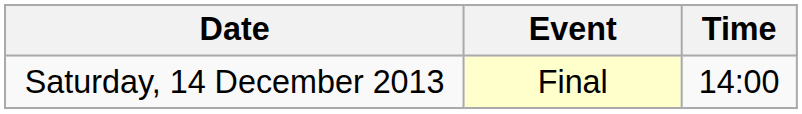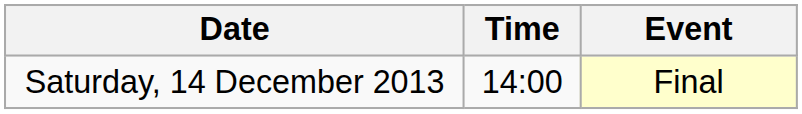columns swapped: (739, 30) <-> (573, 30)
